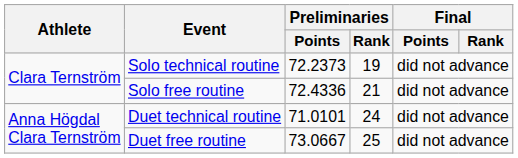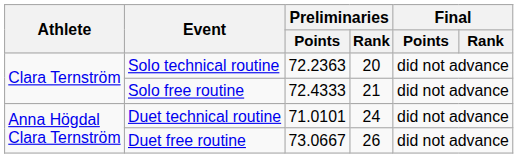(317, 66) 72.2373 -> (317, 66) 72.2363
(371, 66) 19 -> (371, 66) 20
(317, 91) 72.4336 -> (317, 91) 72.4333
(371, 141) 25 -> (371, 141) 26
